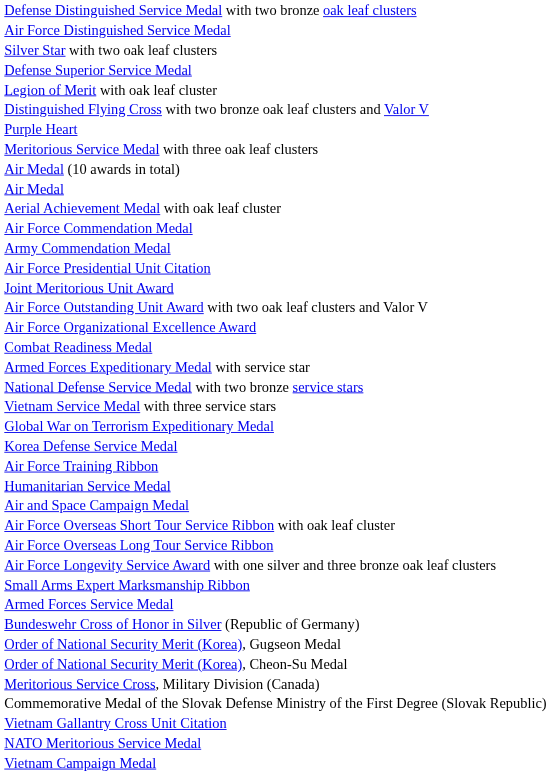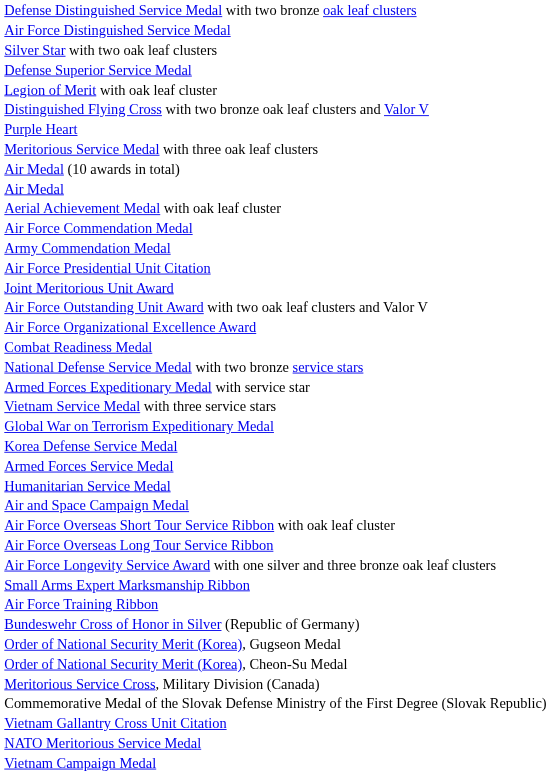rows swapped: (184, 387) <-> (157, 367)
rows swapped: (89, 604) <-> (81, 466)
